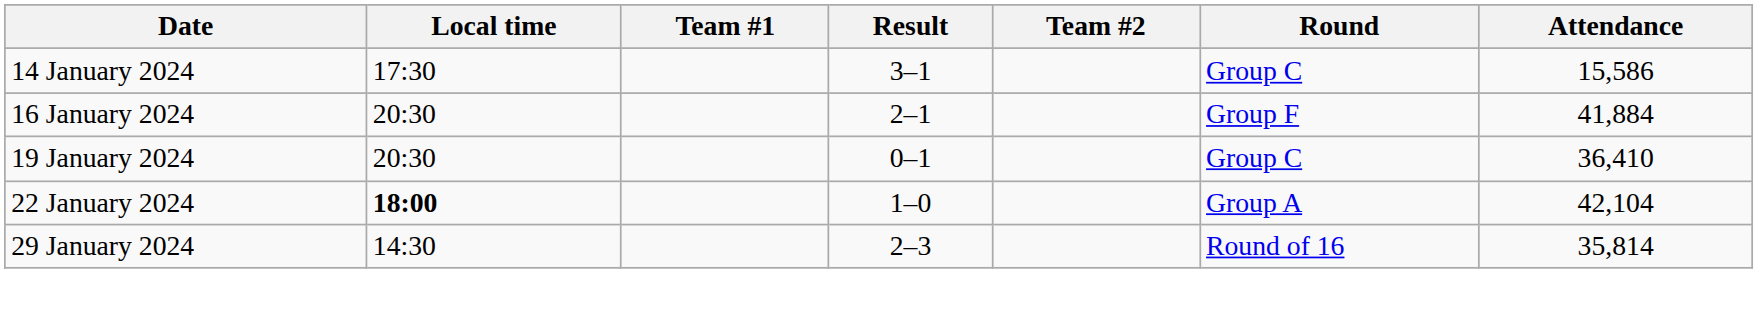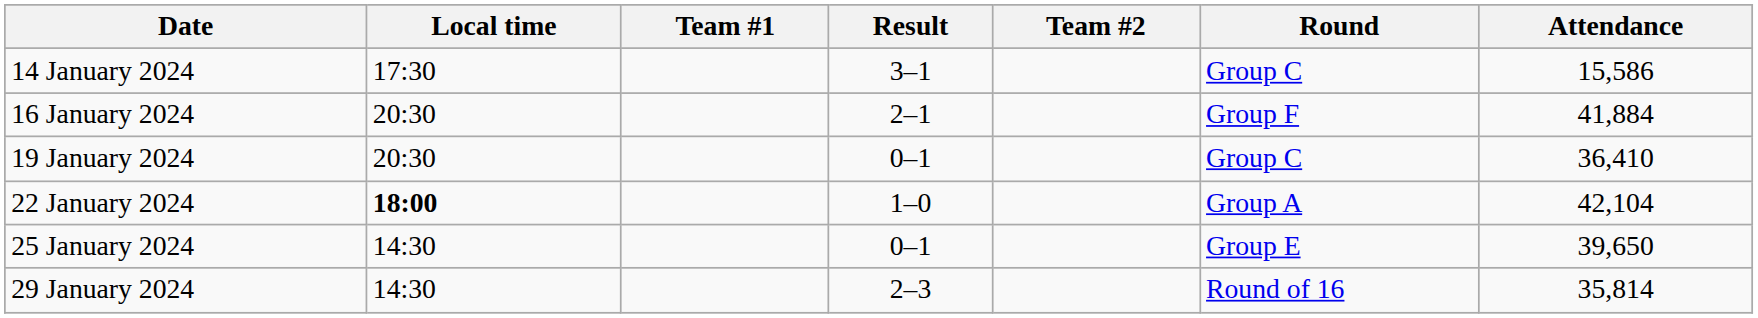+ row: (103, 245)
